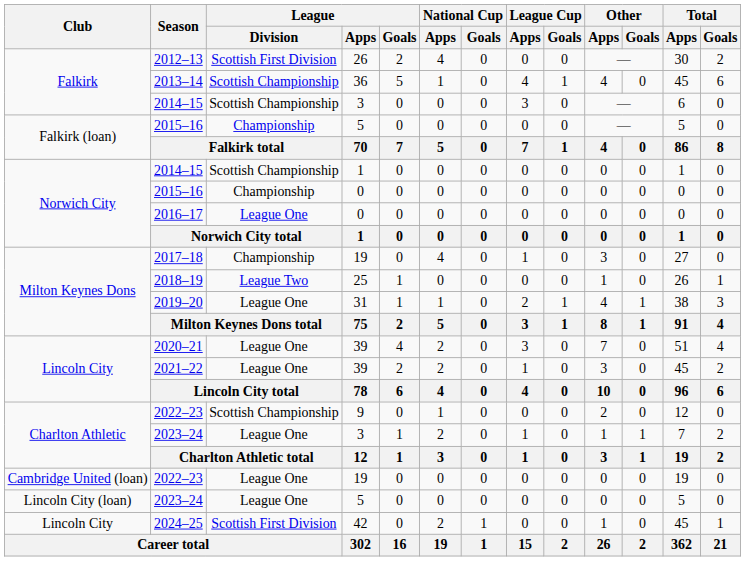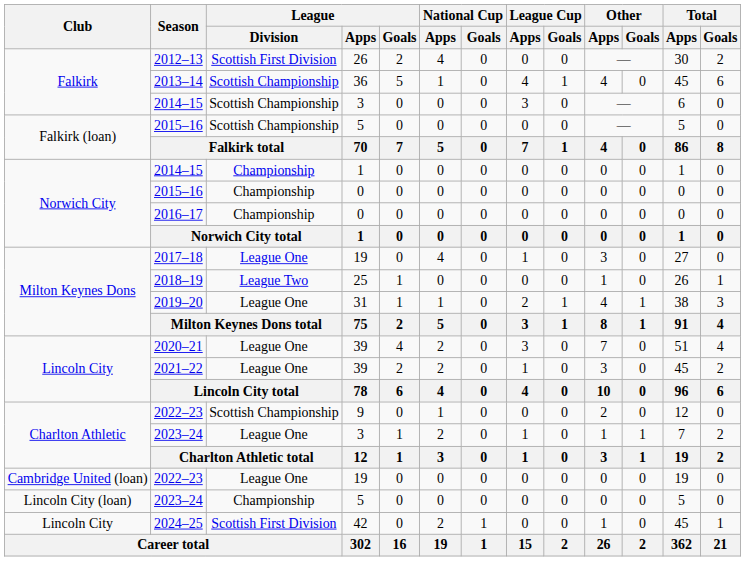(274, 125) Championship -> (274, 125) Scottish Championship
(274, 170) Scottish Championship -> (274, 170) Championship
(274, 214) League One -> (274, 214) Championship
(274, 258) Championship -> (274, 258) League One
(274, 501) League One -> (274, 501) Championship
